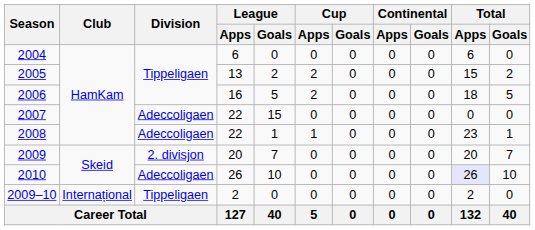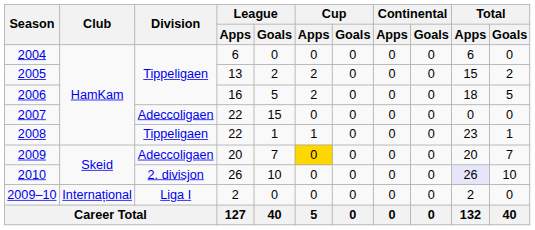(176, 134) Adeccoligaen -> (176, 134) Tippeligaen
(176, 154) 2. divisjon -> (176, 154) Adeccoligaen
(314, 154) no background -> (314, 154) gold background
(176, 174) Adeccoligaen -> (176, 174) 2. divisjon
(176, 194) Tippeligaen -> (176, 194) Liga I
